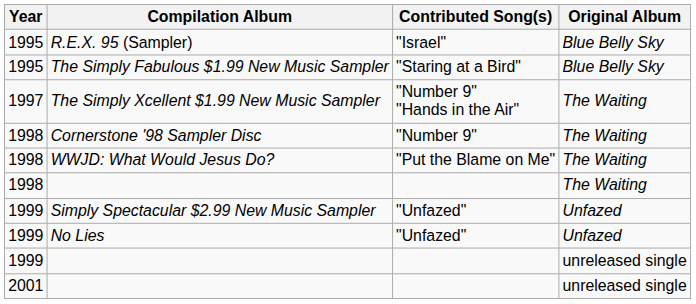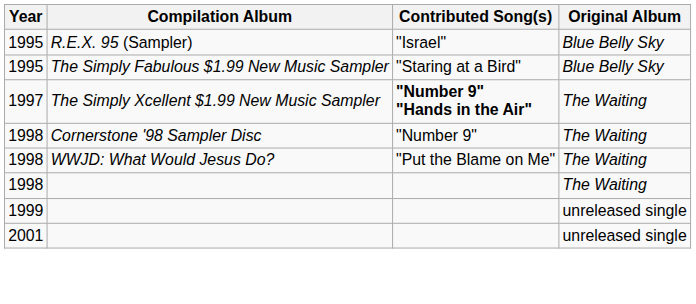(458, 101) normal -> (464, 101) bold
- row: (26, 210)
- row: (26, 235)
